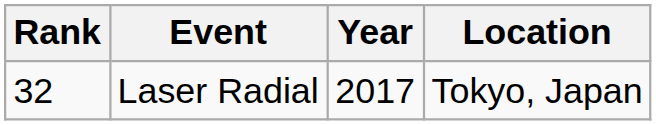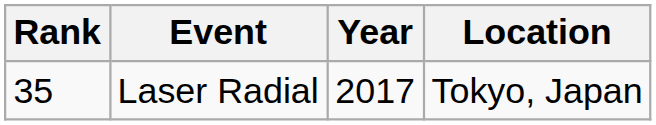(33, 89) 32 -> (33, 89) 35
